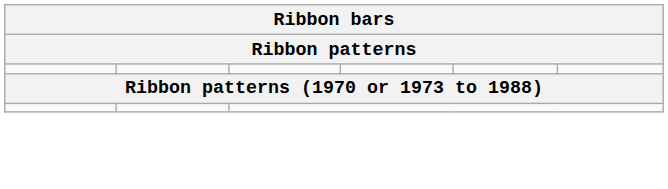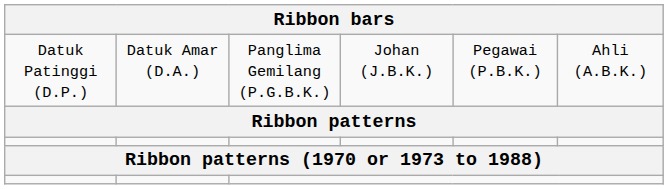+ row: (61, 71)
